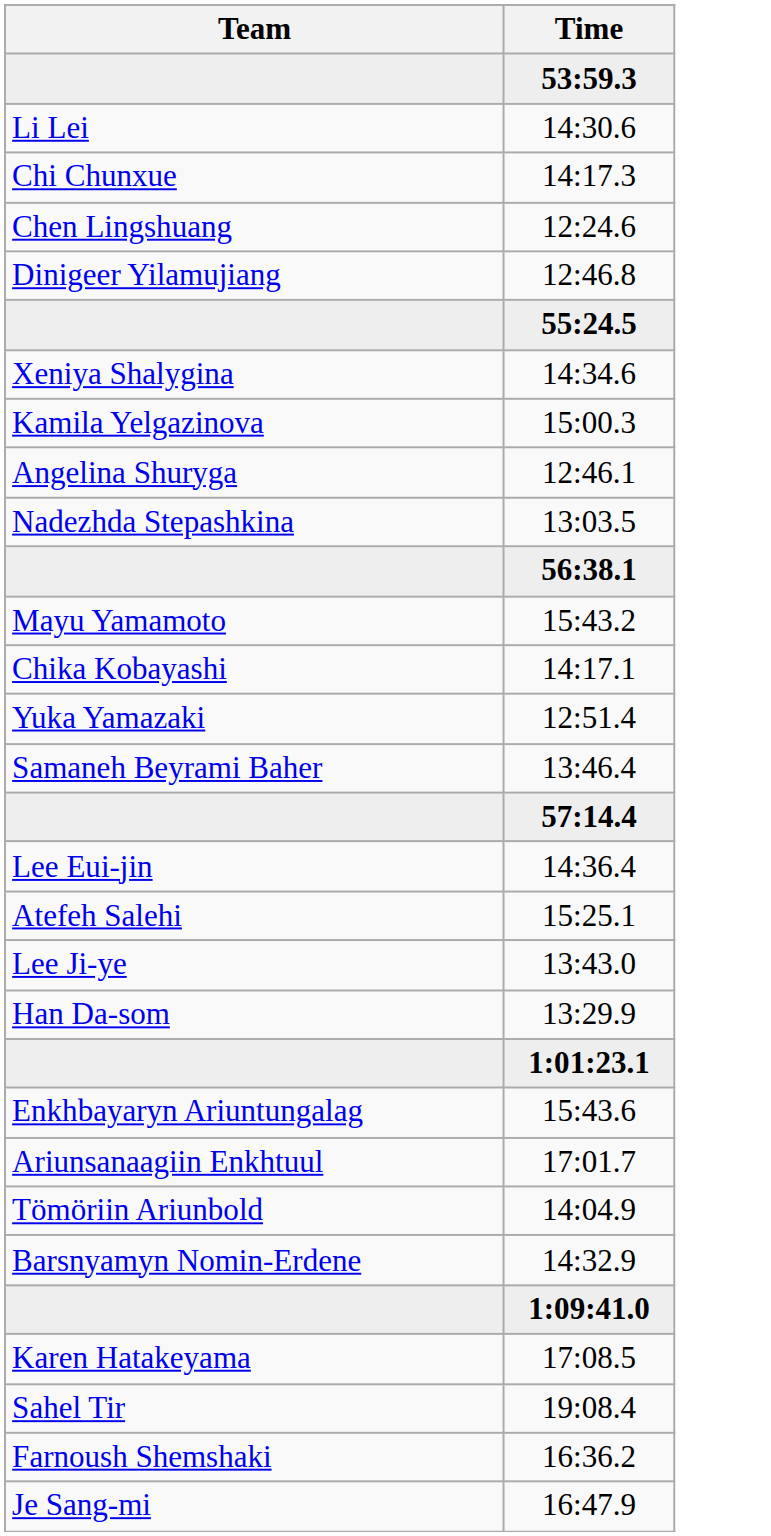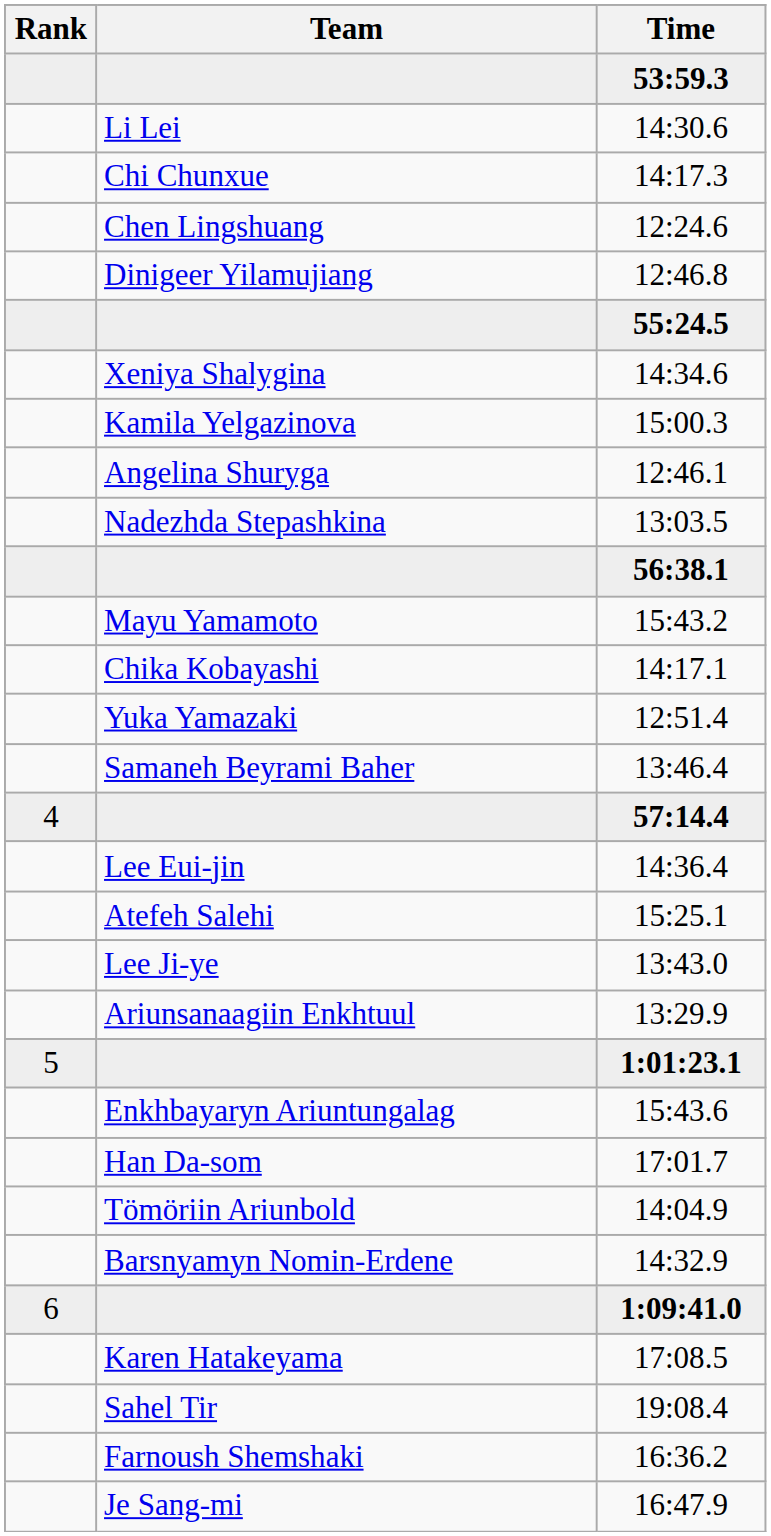+ column: (51, 29)
(91, 1013) Han Da-som -> (260, 1013) Ariunsanaagiin Enkhtuul
(168, 1161) Ariunsanaagiin Enkhtuul -> (183, 1161) Han Da-som
